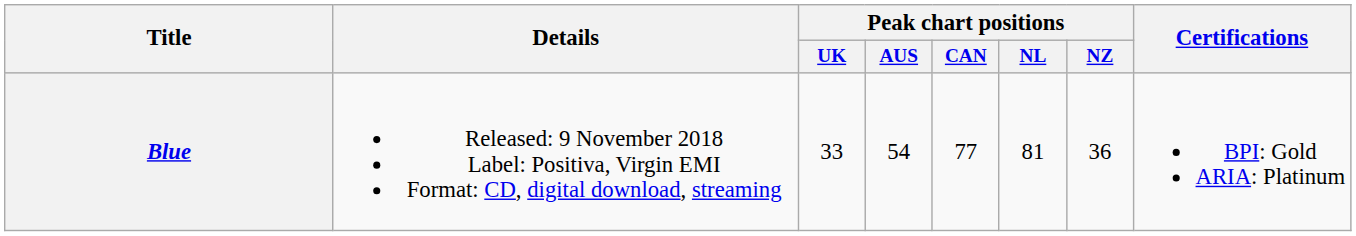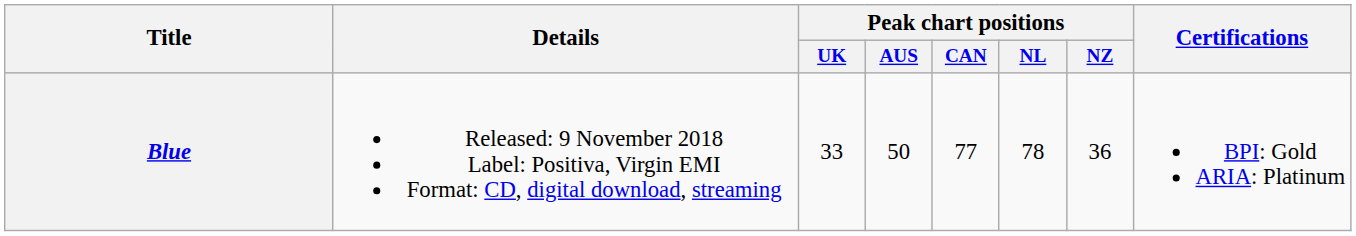(899, 151) 54 -> (899, 151) 50
(1033, 151) 81 -> (1033, 151) 78
